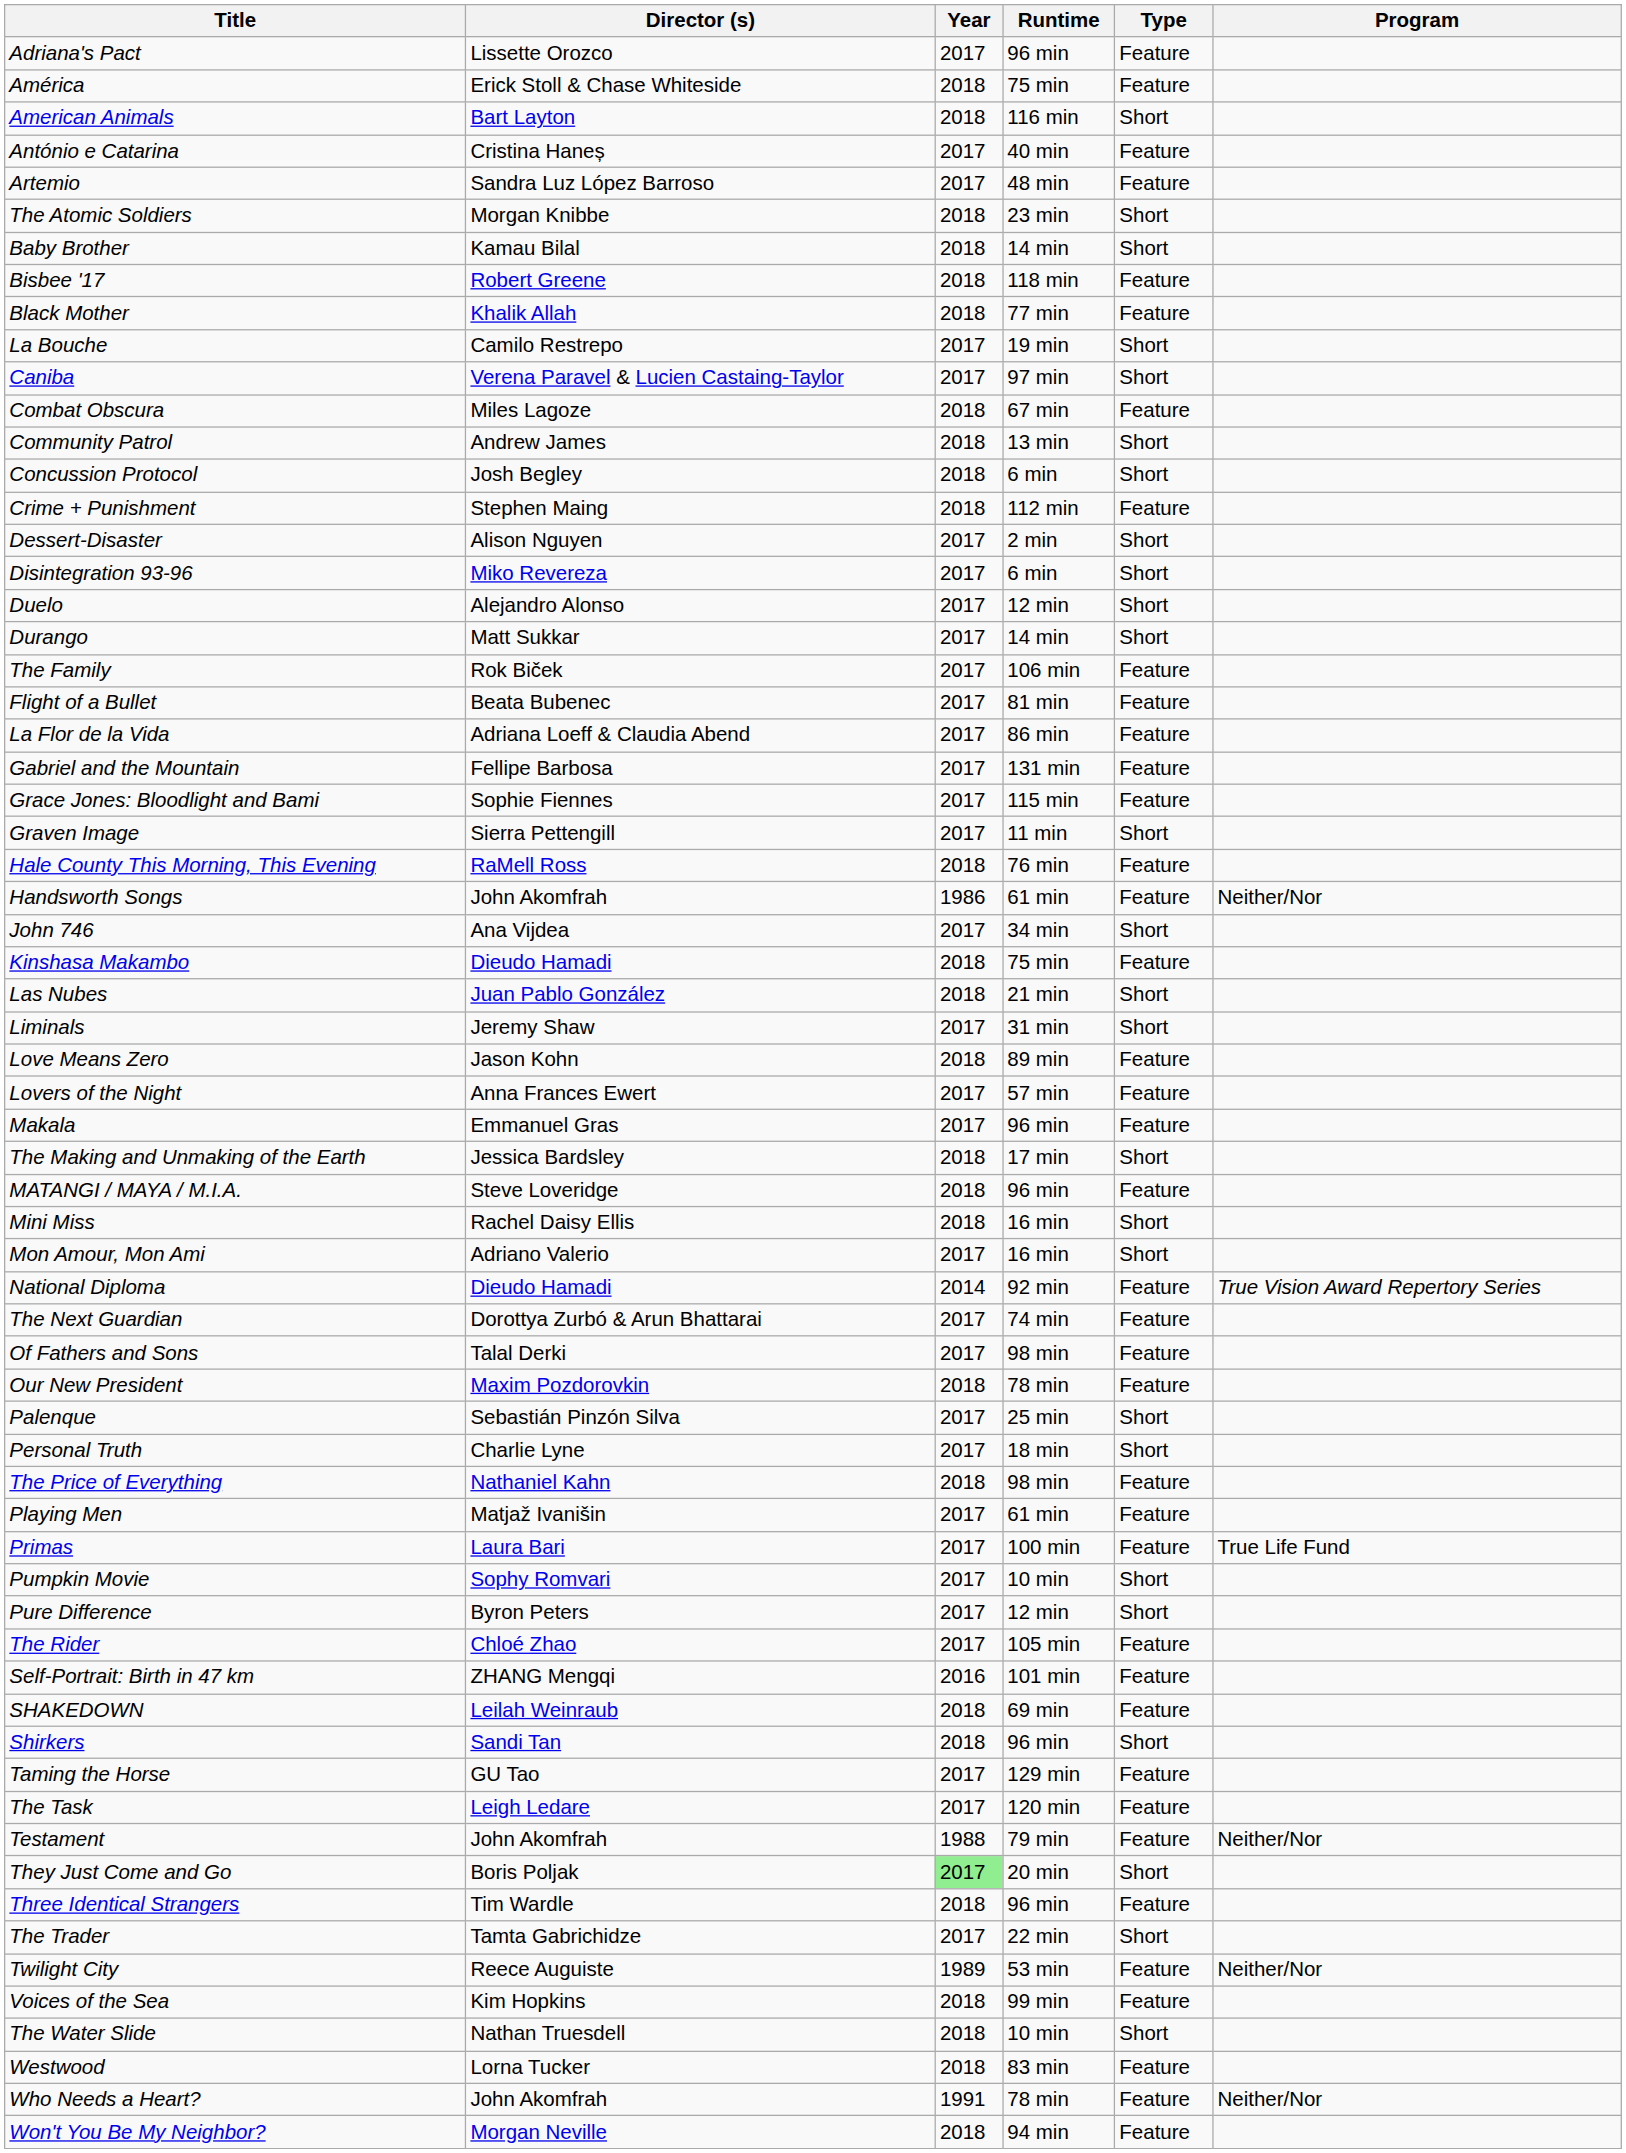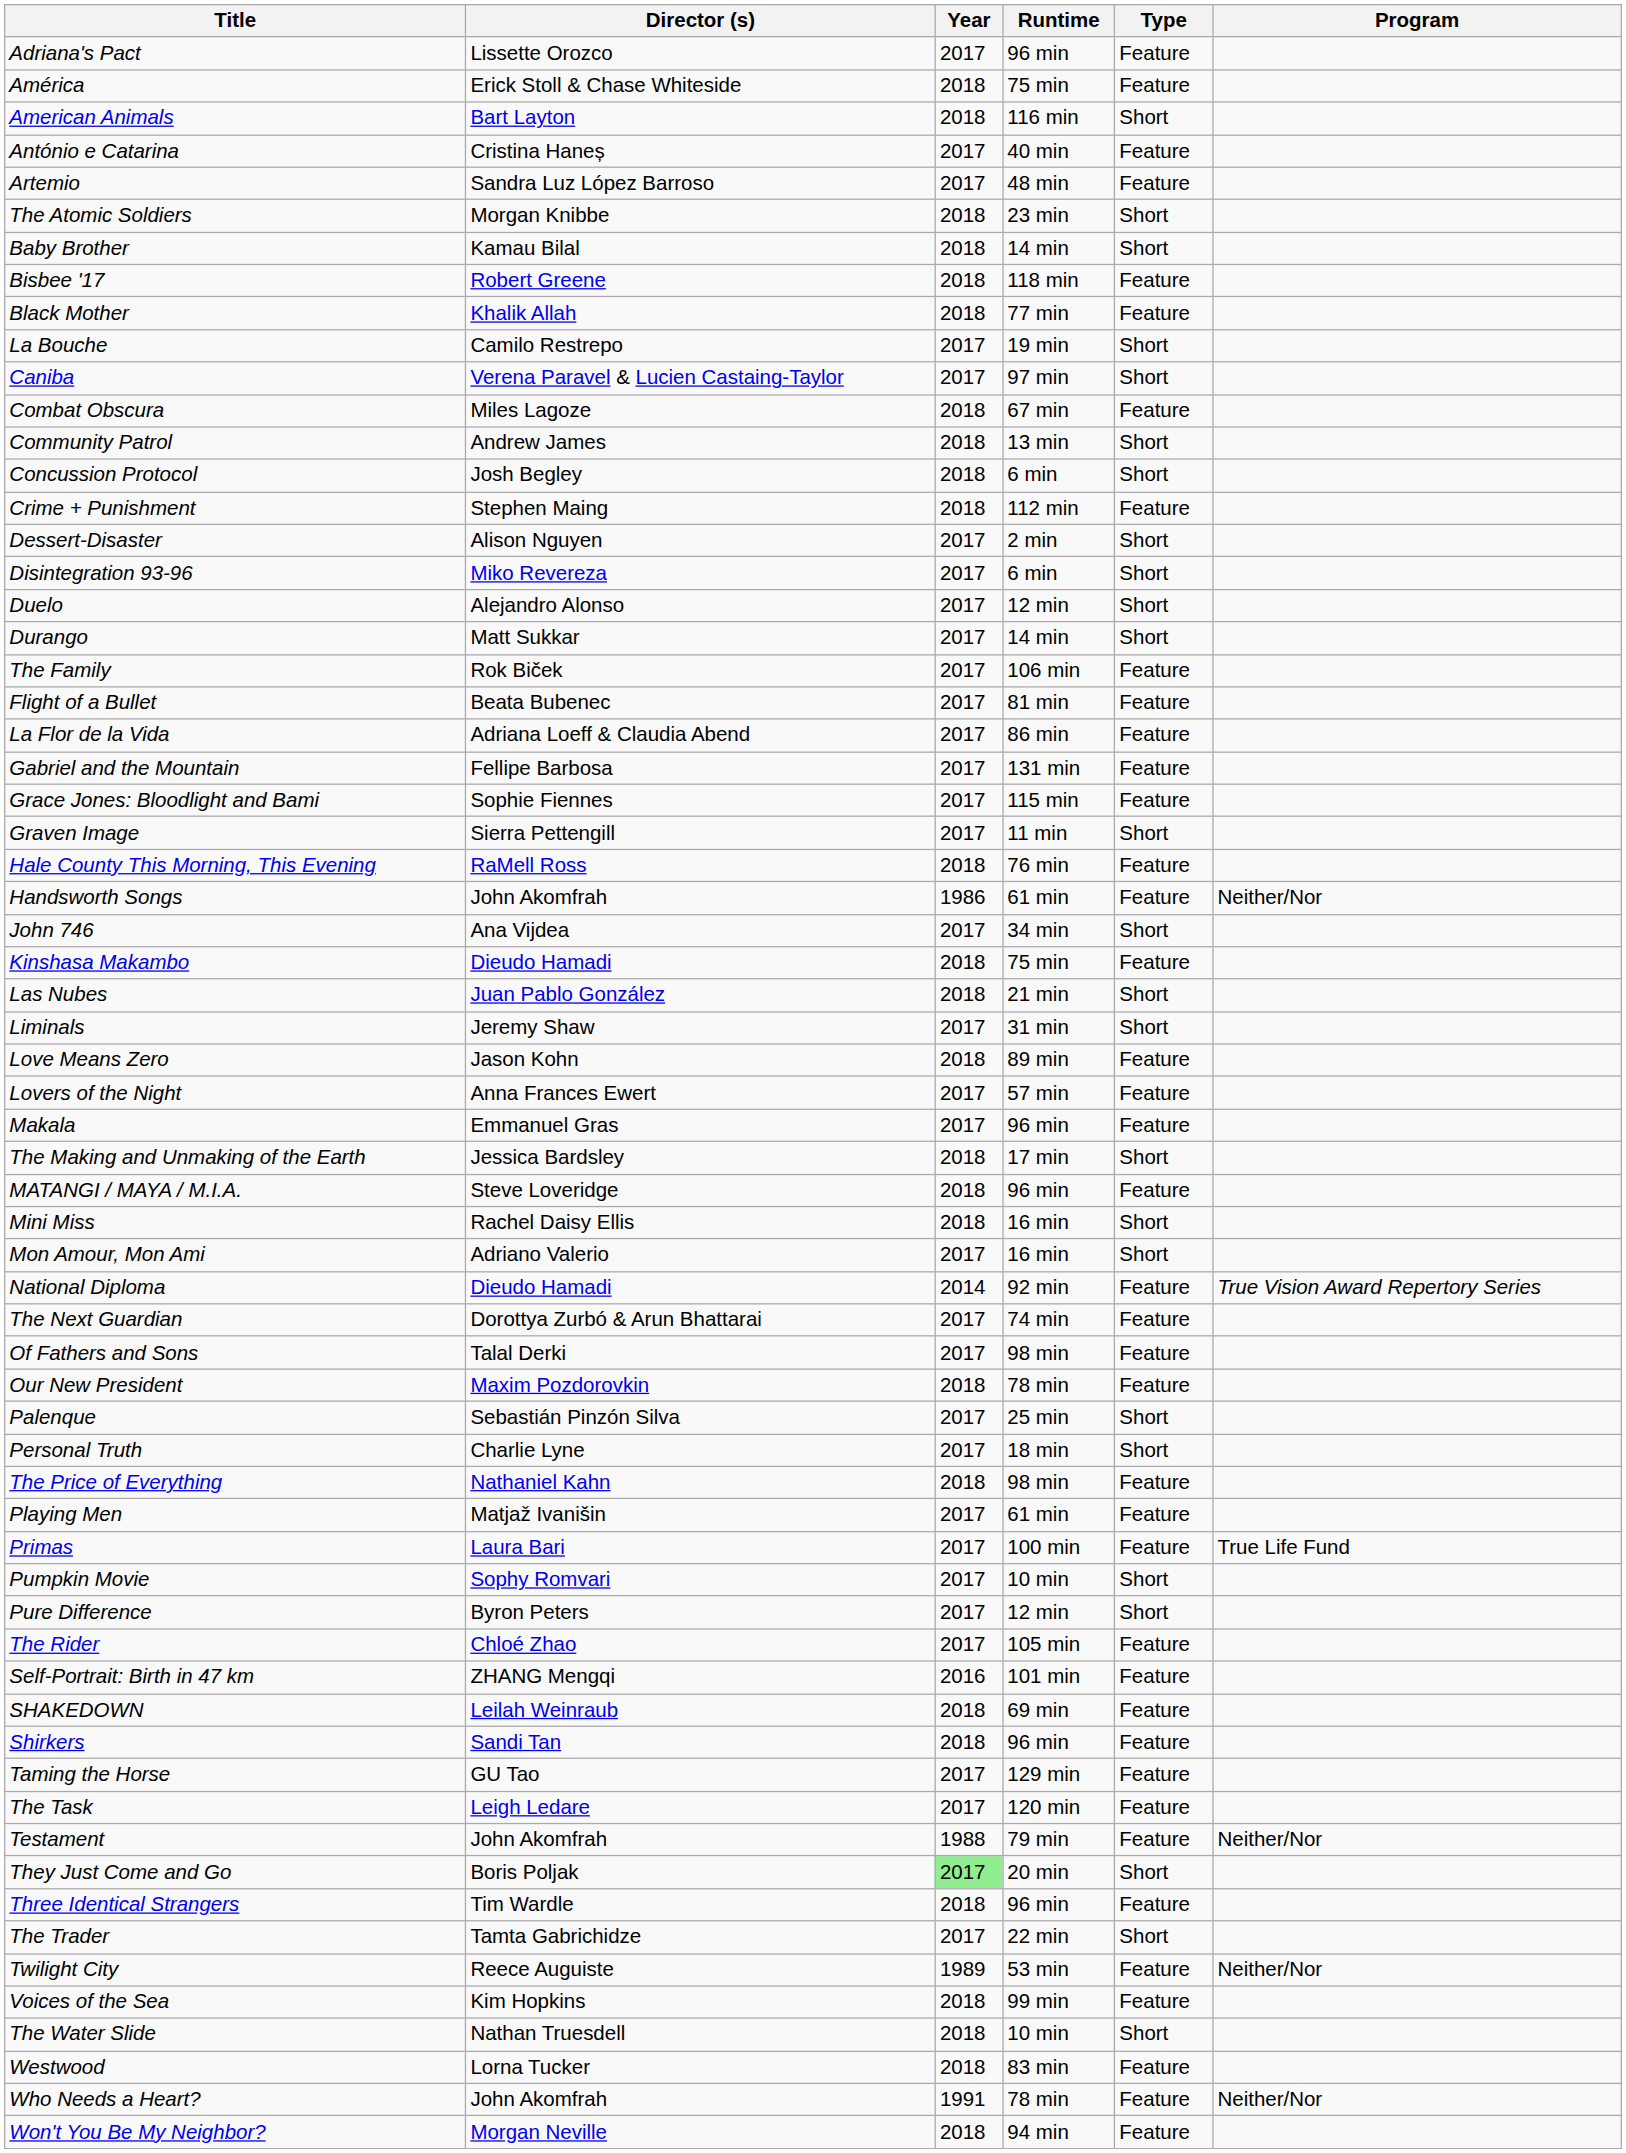(1144, 1742) Short -> (1155, 1742) Feature
